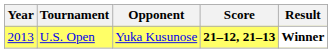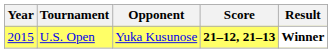(21, 37) 2013 -> (21, 37) 2015
